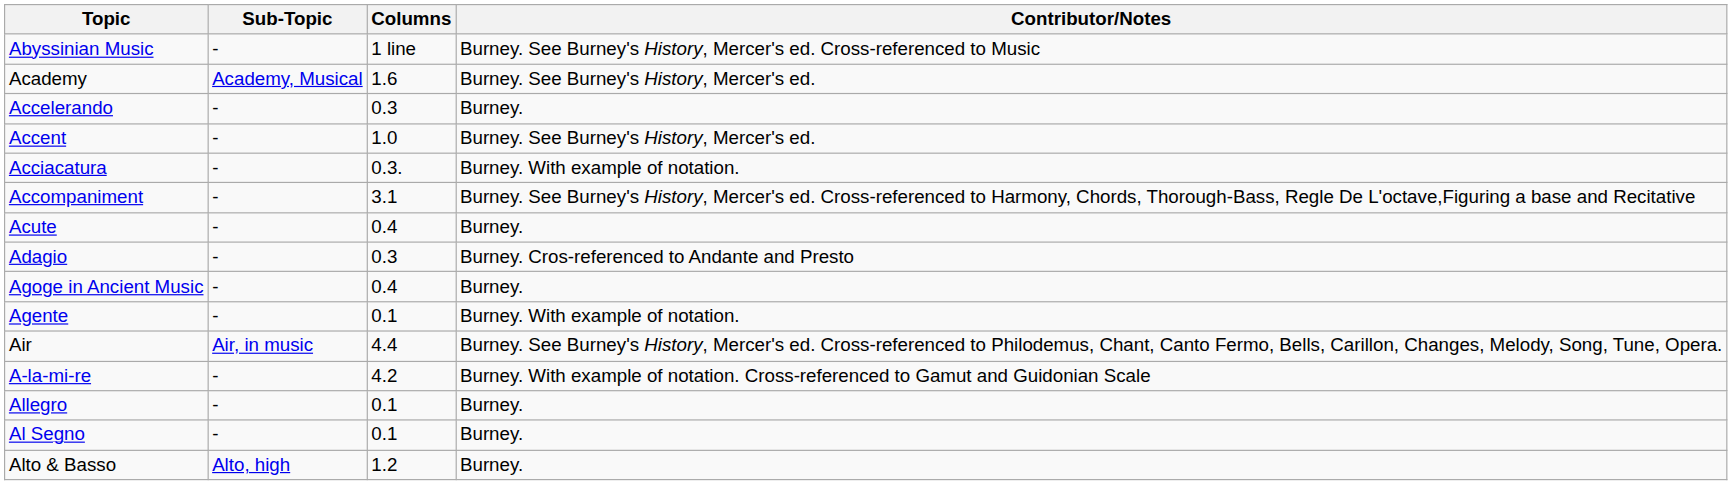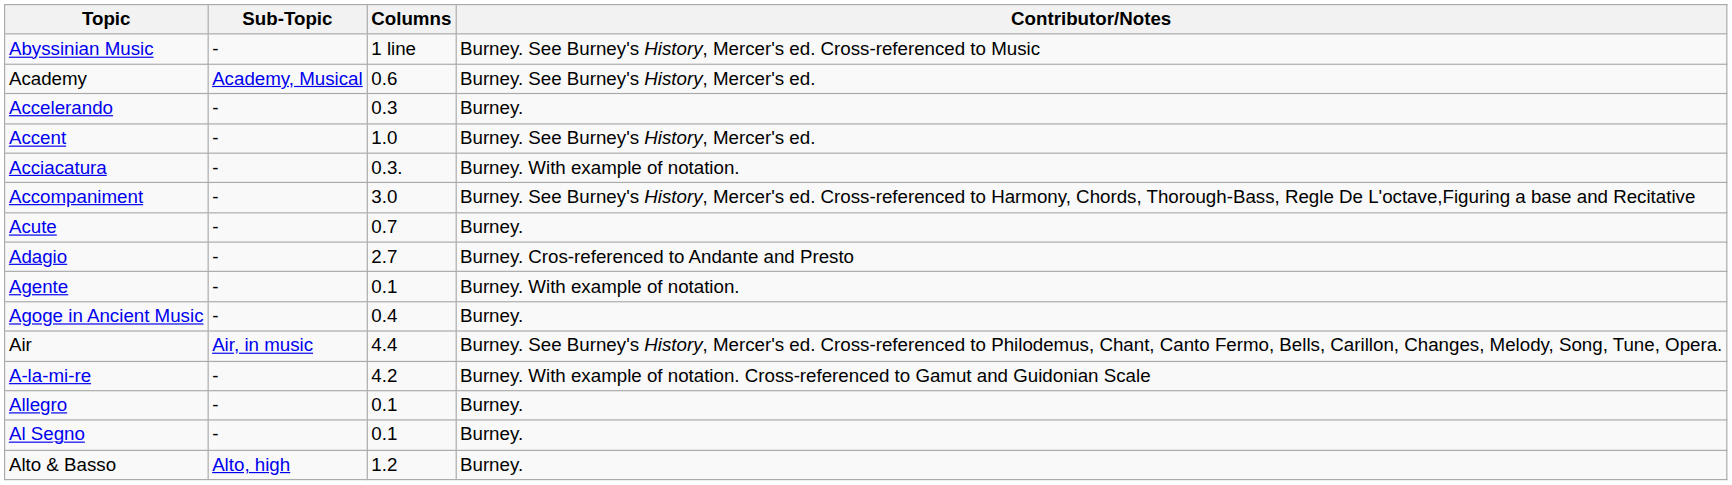(384, 78) 1.6 -> (384, 78) 0.6
(384, 197) 3.1 -> (384, 197) 3.0
(384, 227) 0.4 -> (384, 227) 0.7
(384, 256) 0.3 -> (384, 256) 2.7
rows swapped: (39, 316) <-> (106, 286)
